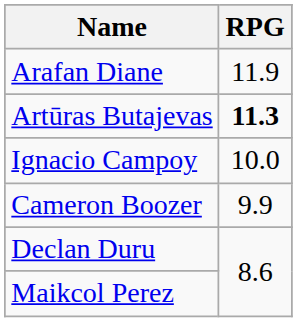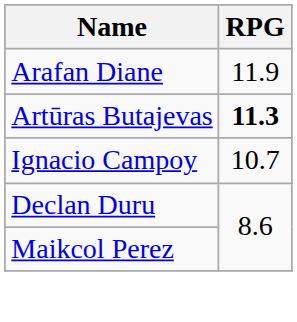(255, 159) 10.0 -> (255, 159) 10.7
- row: (107, 204)
